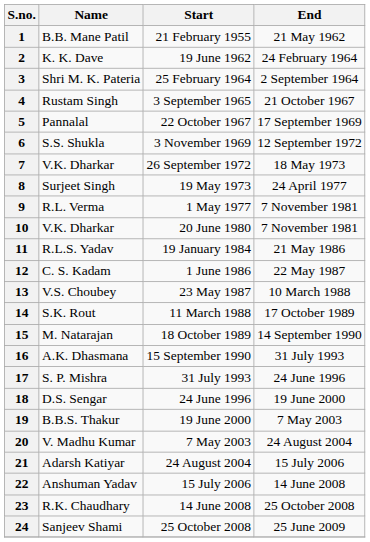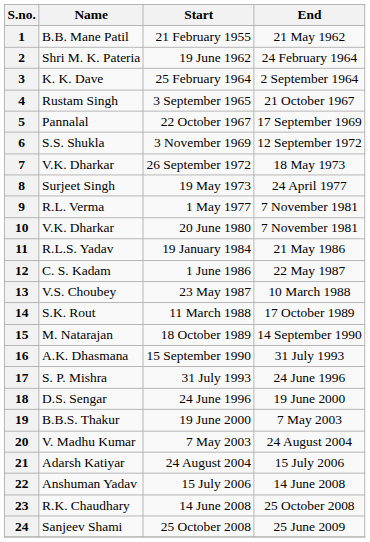(73, 57) K. K. Dave -> (91, 57) Shri M. K. Pateria
(91, 79) Shri M. K. Pateria -> (73, 79) K. K. Dave
